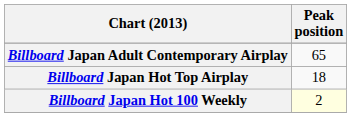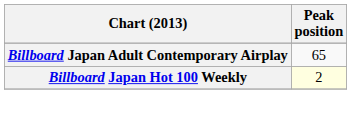- row: (148, 77)
